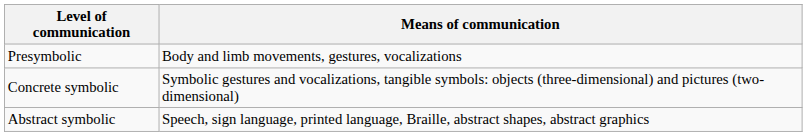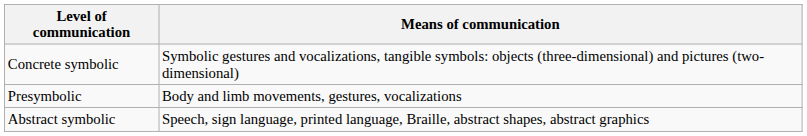rows swapped: (45, 56) <-> (63, 87)
